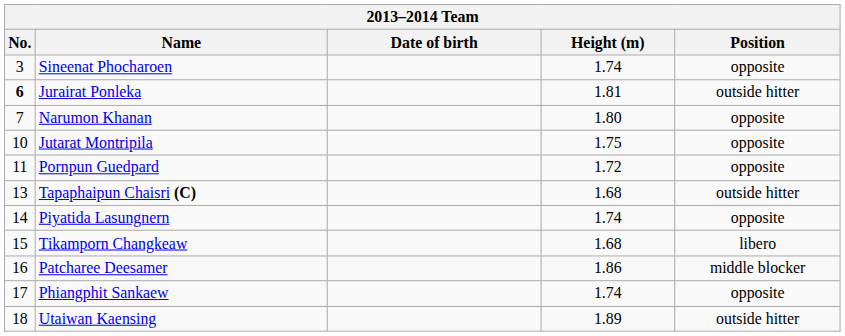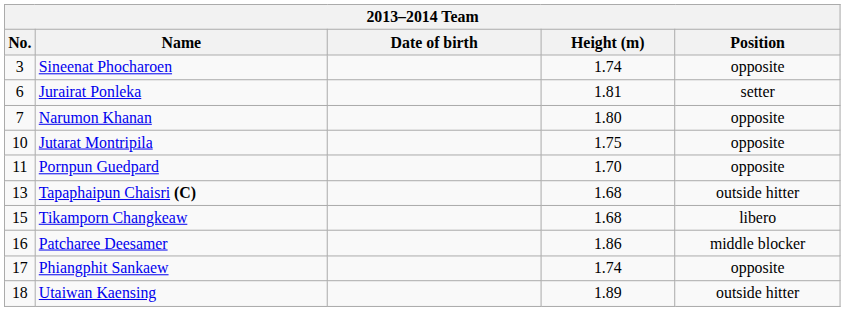(20, 92) bold -> (20, 92) normal
(758, 92) outside hitter -> (758, 92) setter
(608, 167) 1.72 -> (608, 167) 1.70
- row: (104, 218)
